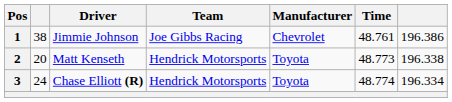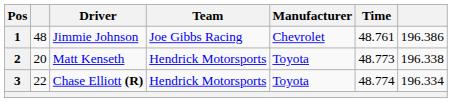(40, 37) 38 -> (40, 37) 48
(40, 81) 24 -> (40, 81) 22
